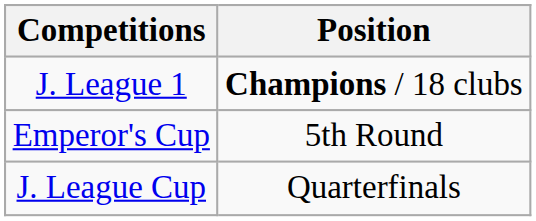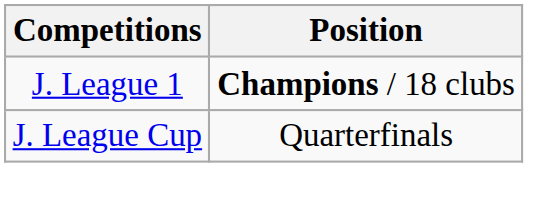- row: (111, 135)
